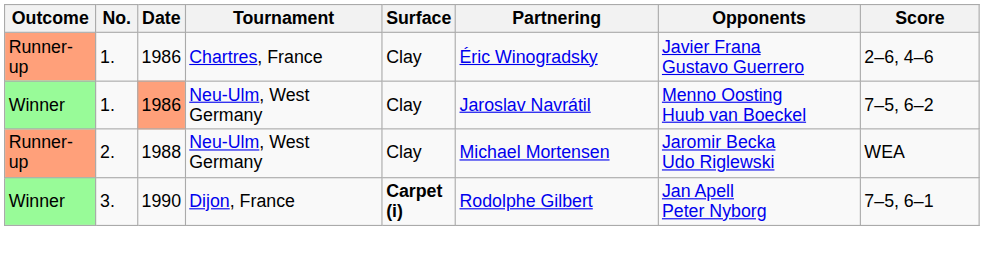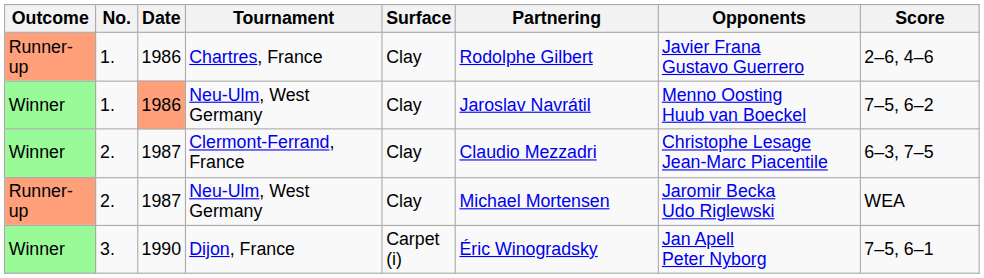(529, 56) Éric Winogradsky -> (526, 56) Rodolphe Gilbert
+ row: (107, 153)
(161, 153) 1988 -> (161, 201) 1987
(414, 201) bold -> (413, 249) normal
(526, 201) Rodolphe Gilbert -> (529, 249) Éric Winogradsky
